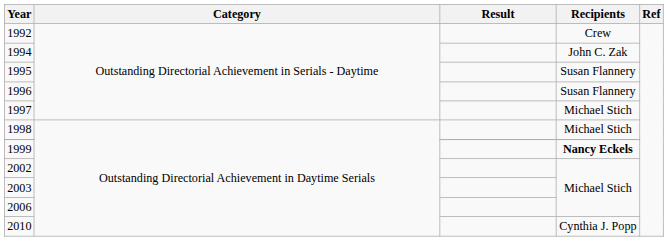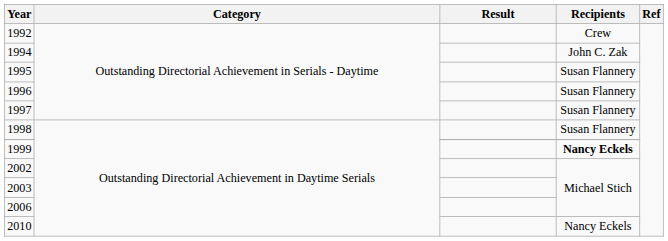(598, 110) Michael Stich -> (598, 110) Susan Flannery
(598, 129) Michael Stich -> (598, 129) Susan Flannery
(598, 226) Cynthia J. Popp -> (598, 226) Nancy Eckels
